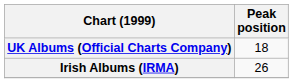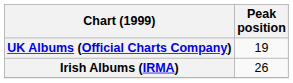(261, 48) 18 -> (261, 48) 19
